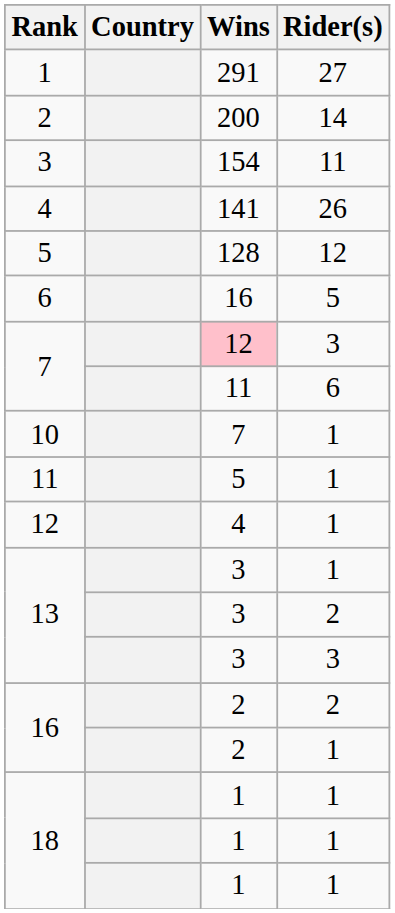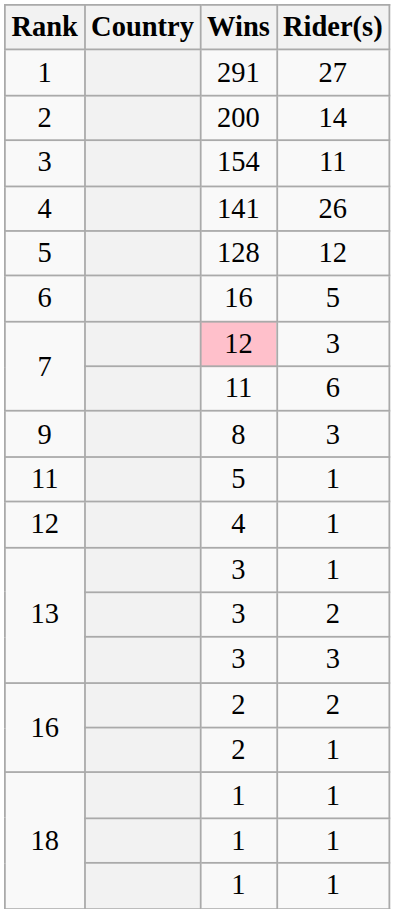+ row: (45, 433)
- row: (45, 433)
